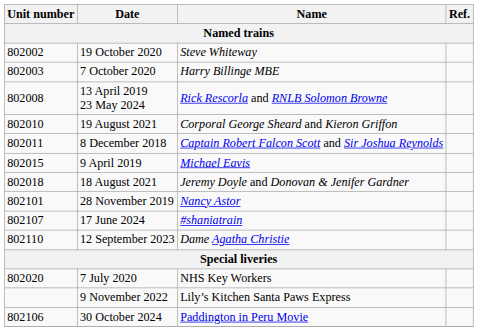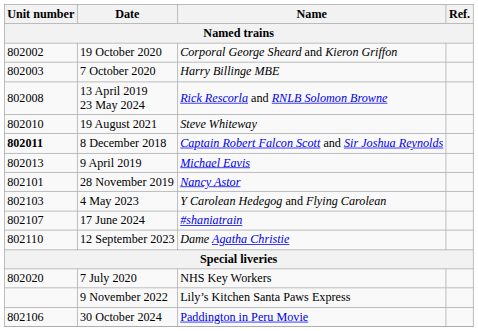(218, 52) Steve Whiteway -> (289, 52) Corporal George Sheard and Kieron Griffon
(289, 124) Corporal George Sheard and Kieron Griffon -> (218, 124) Steve Whiteway
(25, 143) normal -> (25, 143) bold
(25, 162) 802015 -> (25, 162) 802013
- row: (119, 182)
+ row: (109, 201)
